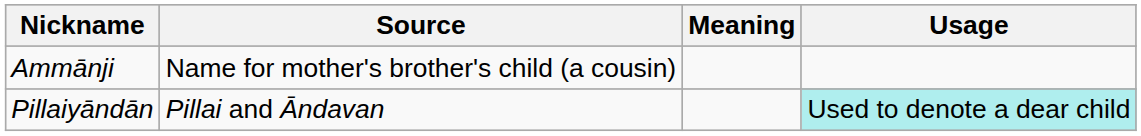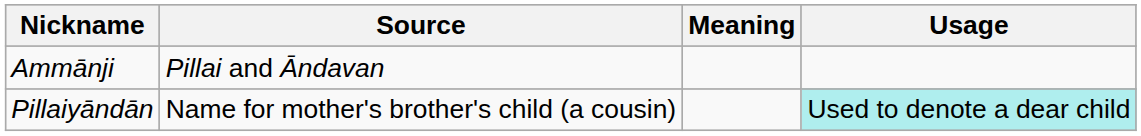(421, 67) Name for mother's brother's child (a cousin) -> (275, 67) Pillai and Āndavan
(275, 109) Pillai and Āndavan -> (421, 109) Name for mother's brother's child (a cousin)
